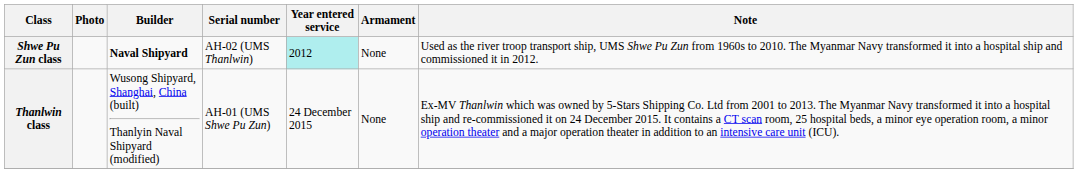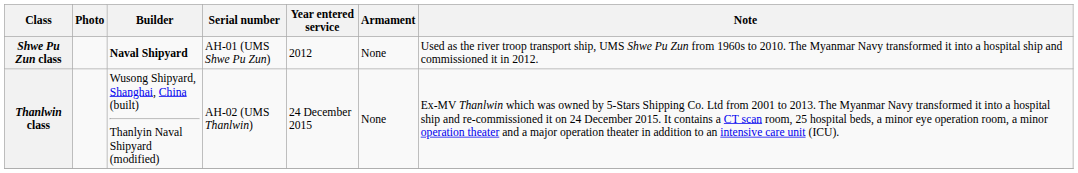(237, 52) AH-02 (UMS Thanlwin) -> (238, 52) AH-01 (UMS Shwe Pu Zun)
(301, 52) paleturquoise background -> (301, 52) no background
(238, 118) AH-01 (UMS Shwe Pu Zun) -> (237, 118) AH-02 (UMS Thanlwin)
